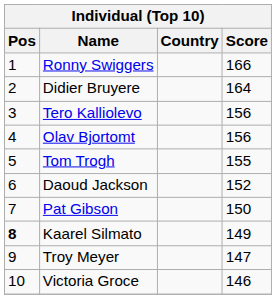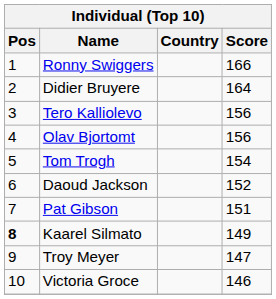(238, 161) 155 -> (238, 161) 154
(238, 209) 150 -> (238, 209) 151
